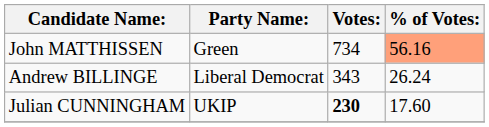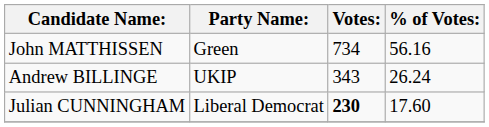(410, 48) lightsalmon background -> (410, 48) no background
(259, 77) Liberal Democrat -> (215, 77) UKIP
(215, 106) UKIP -> (259, 106) Liberal Democrat
